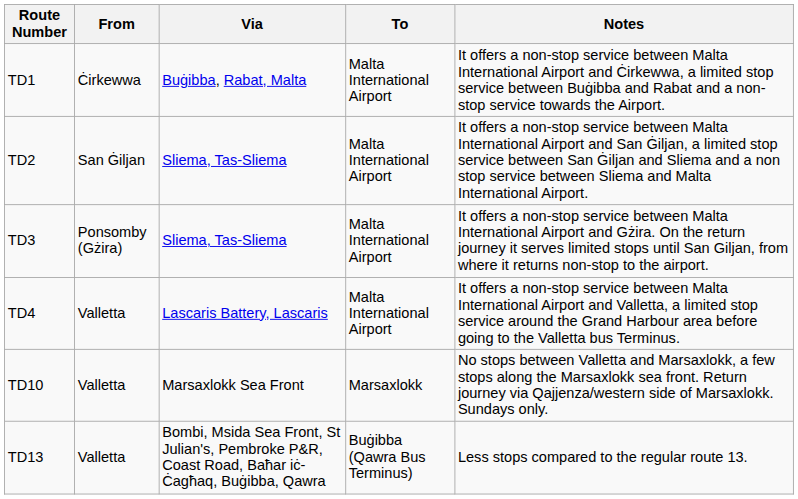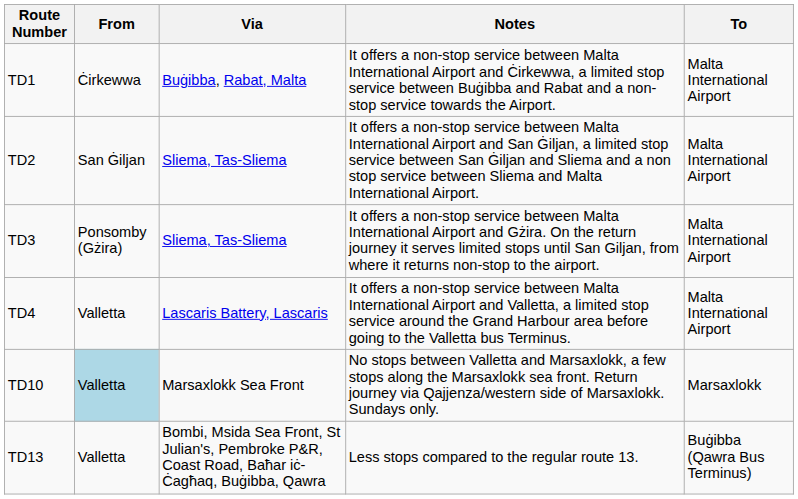columns swapped: (400, 24) <-> (624, 24)
(102, 385) no background -> (102, 385) lightblue background
